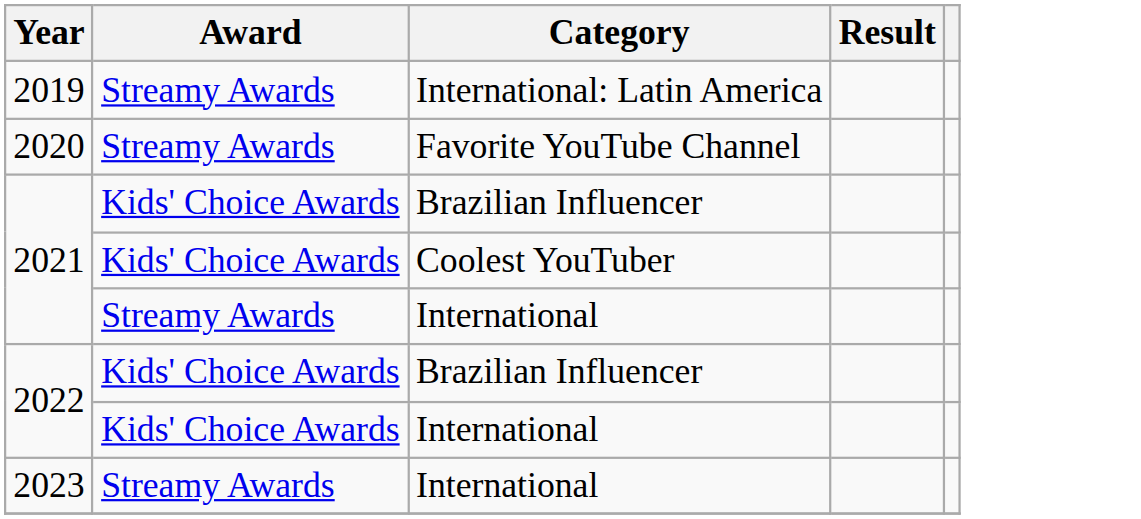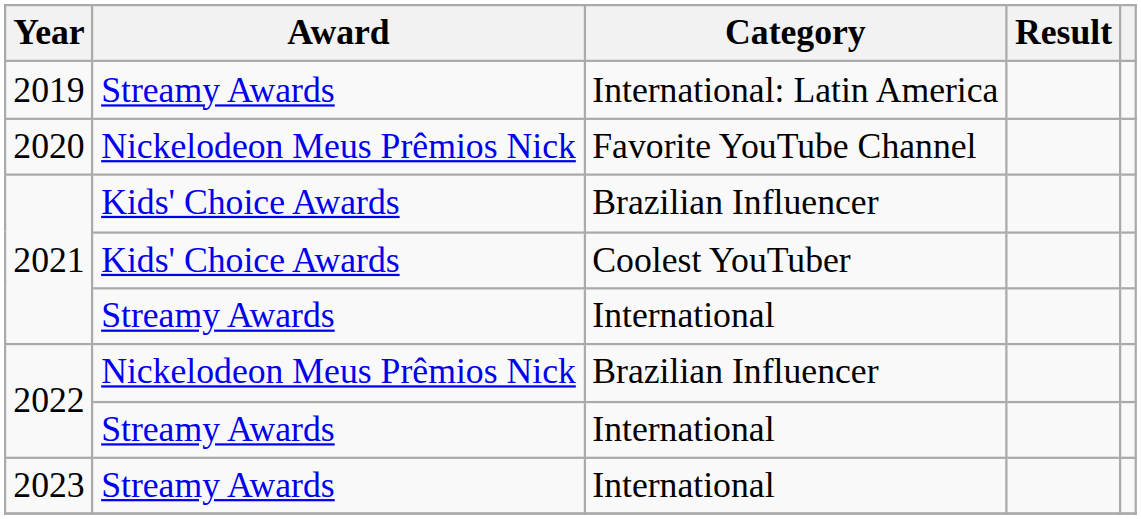(218, 145) Streamy Awards -> (338, 145) Nickelodeon Meus Prêmios Nick
(250, 372) Kids' Choice Awards -> (338, 372) Nickelodeon Meus Prêmios Nick
(250, 428) Kids' Choice Awards -> (218, 428) Streamy Awards
